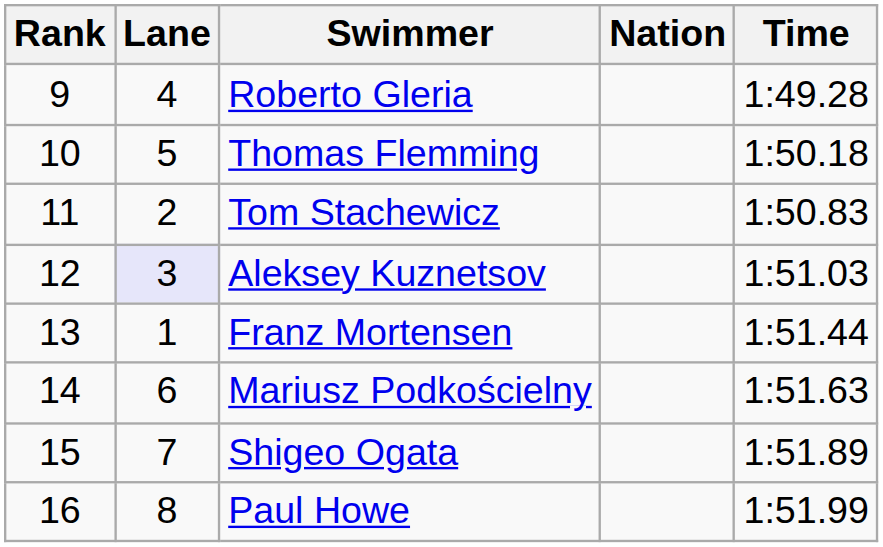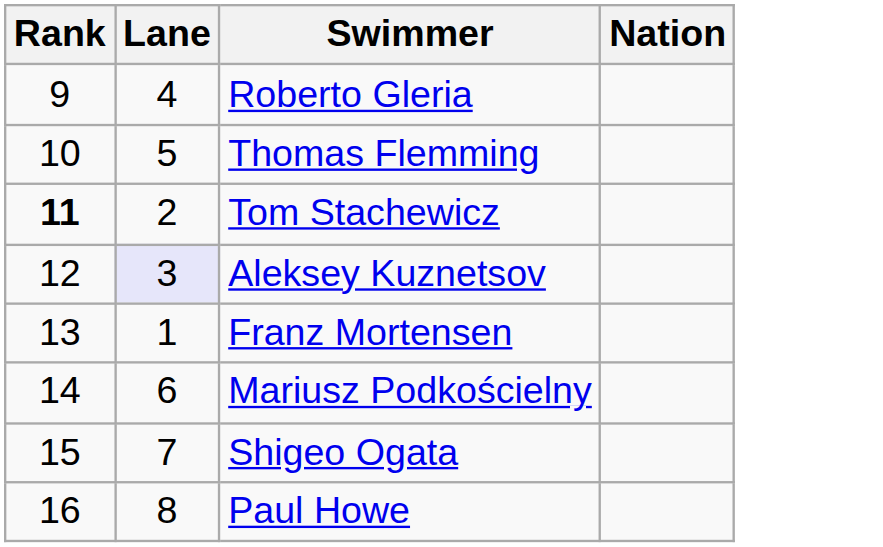- column: (806, 34)
(60, 213) normal -> (60, 213) bold
